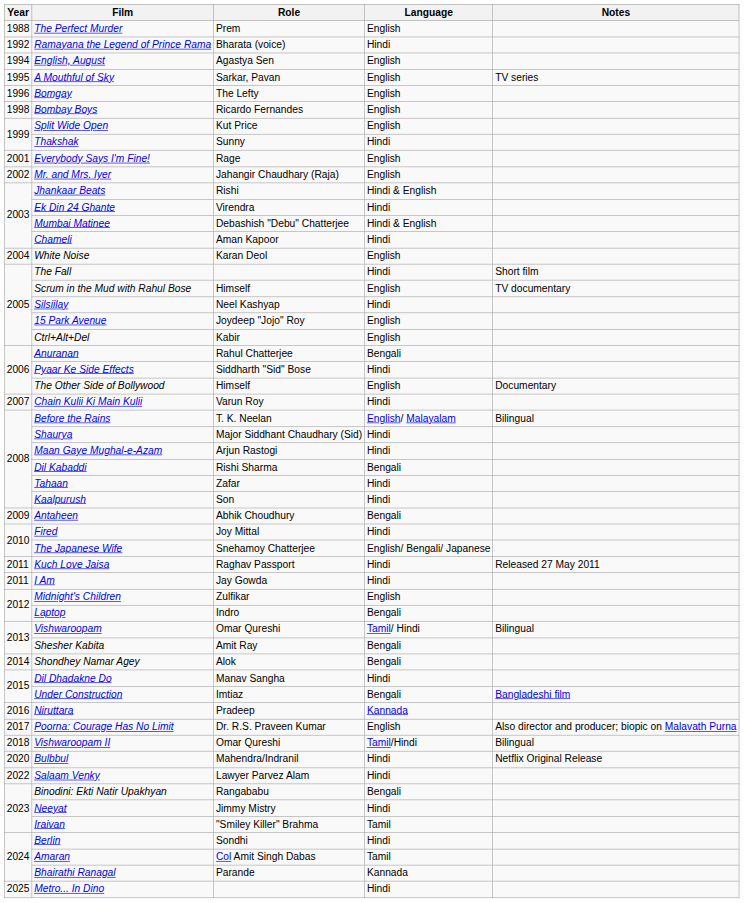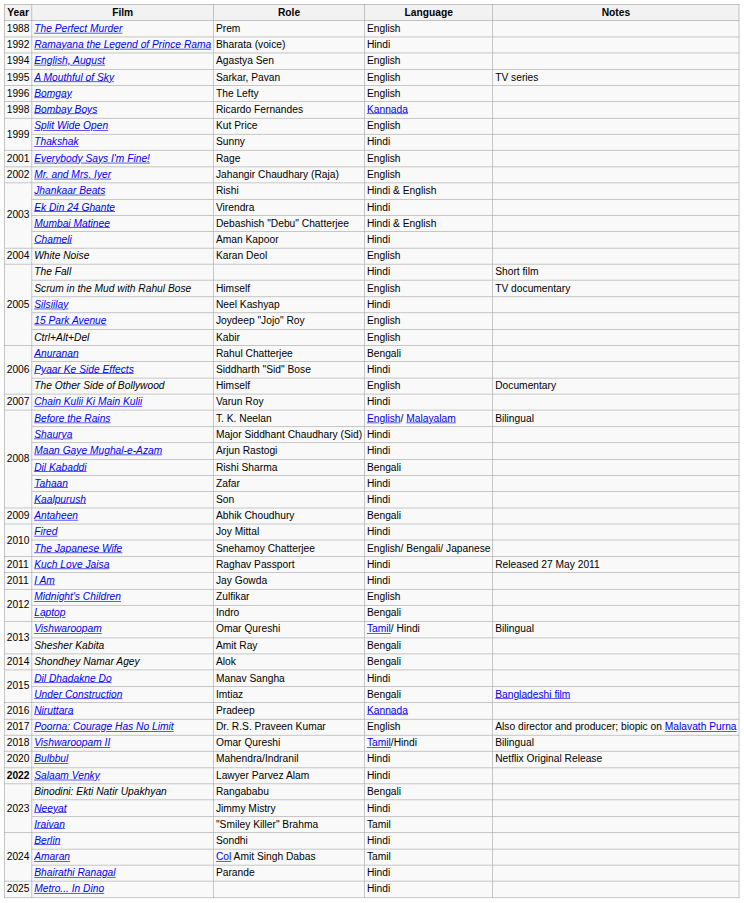(384, 110) English -> (387, 110) Kannada
(18, 775) normal -> (18, 775) bold
(387, 873) Kannada -> (379, 873) Hindi
